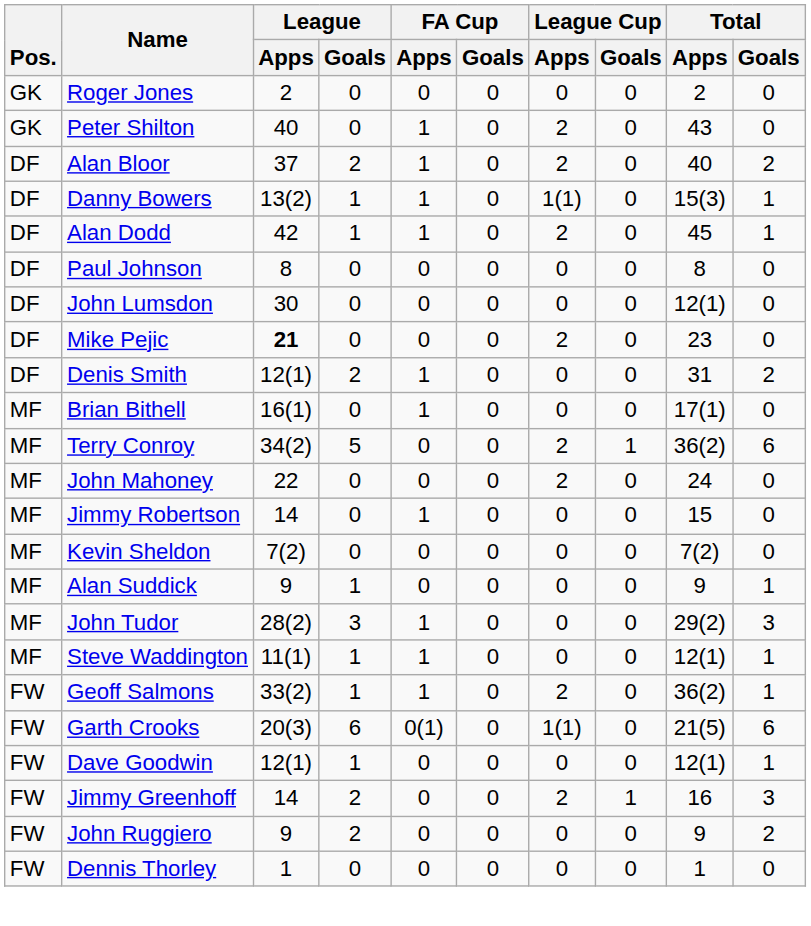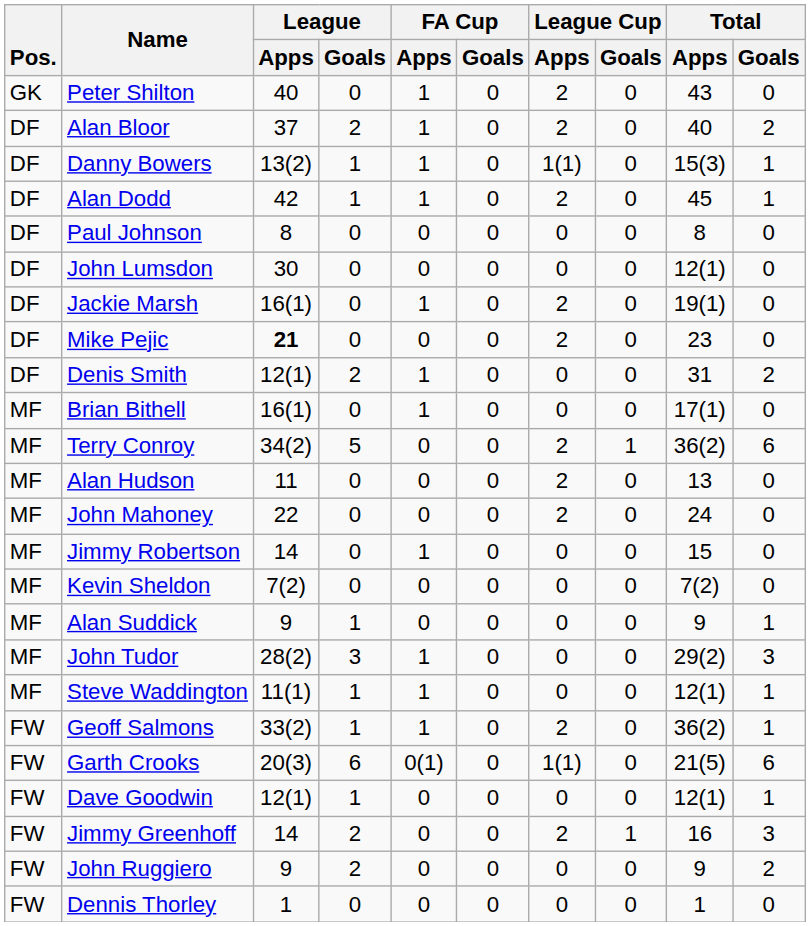- row: (130, 92)
+ row: (133, 304)
+ row: (131, 480)
